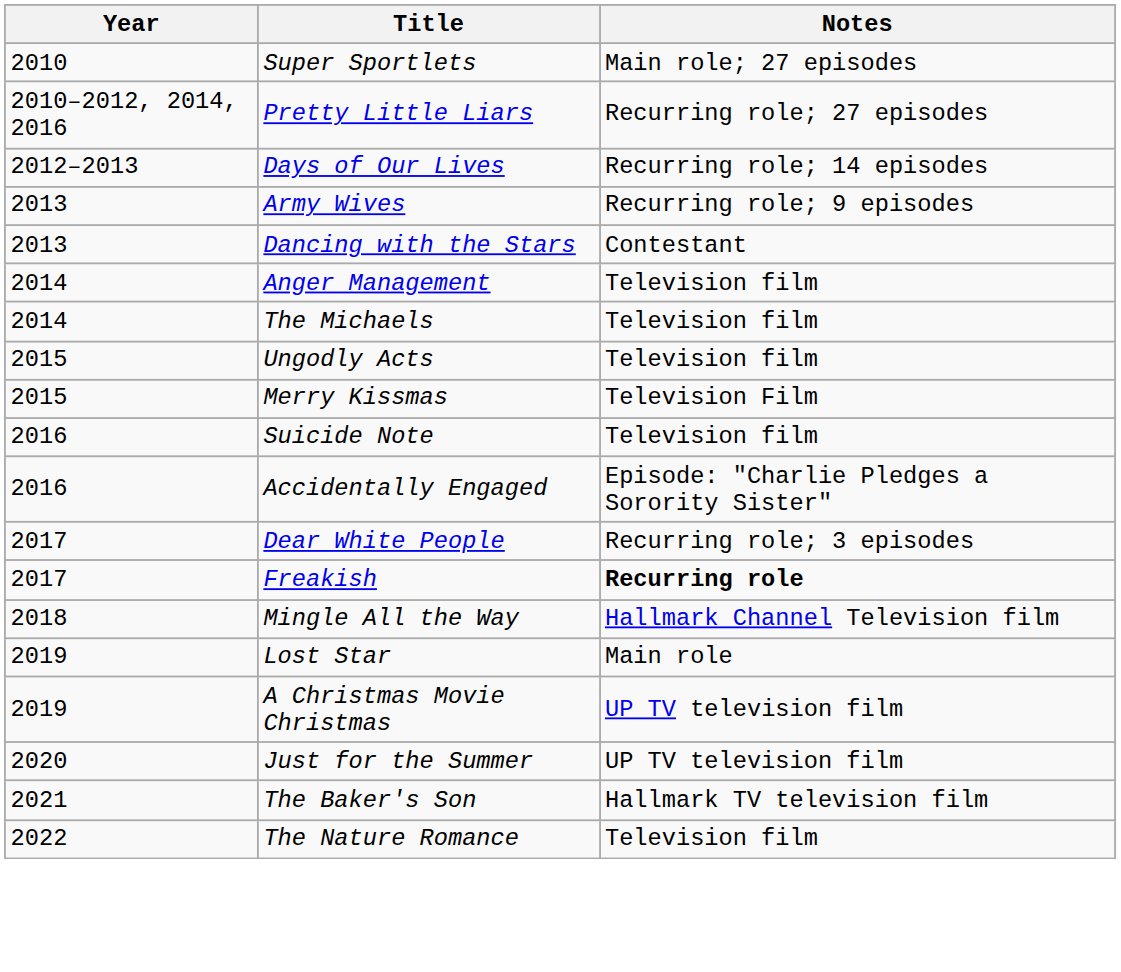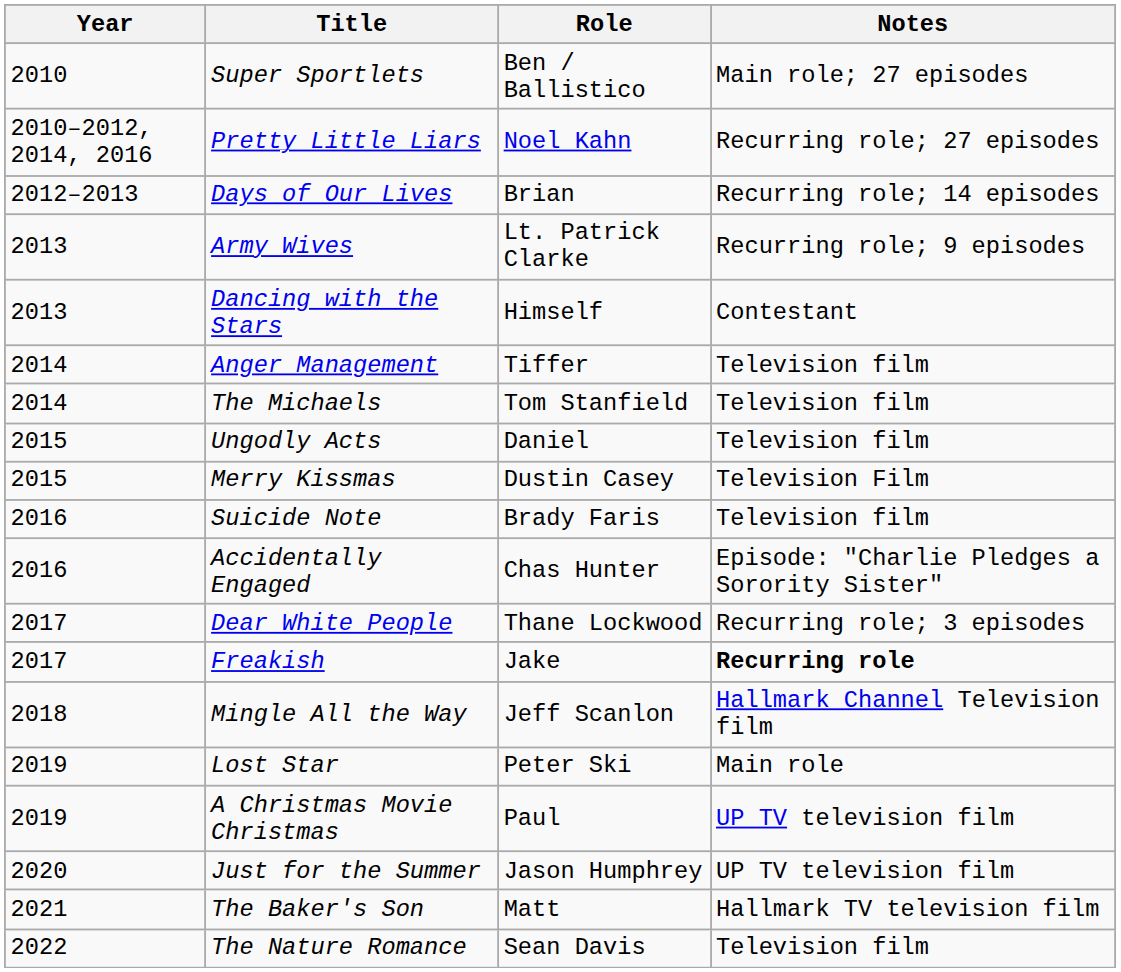+ column: (604, 24)
